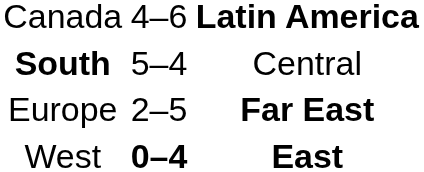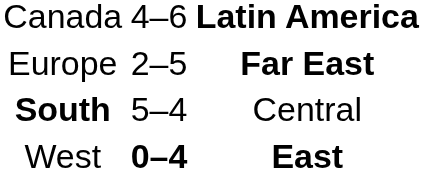rows swapped: (63, 63) <-> (63, 110)
